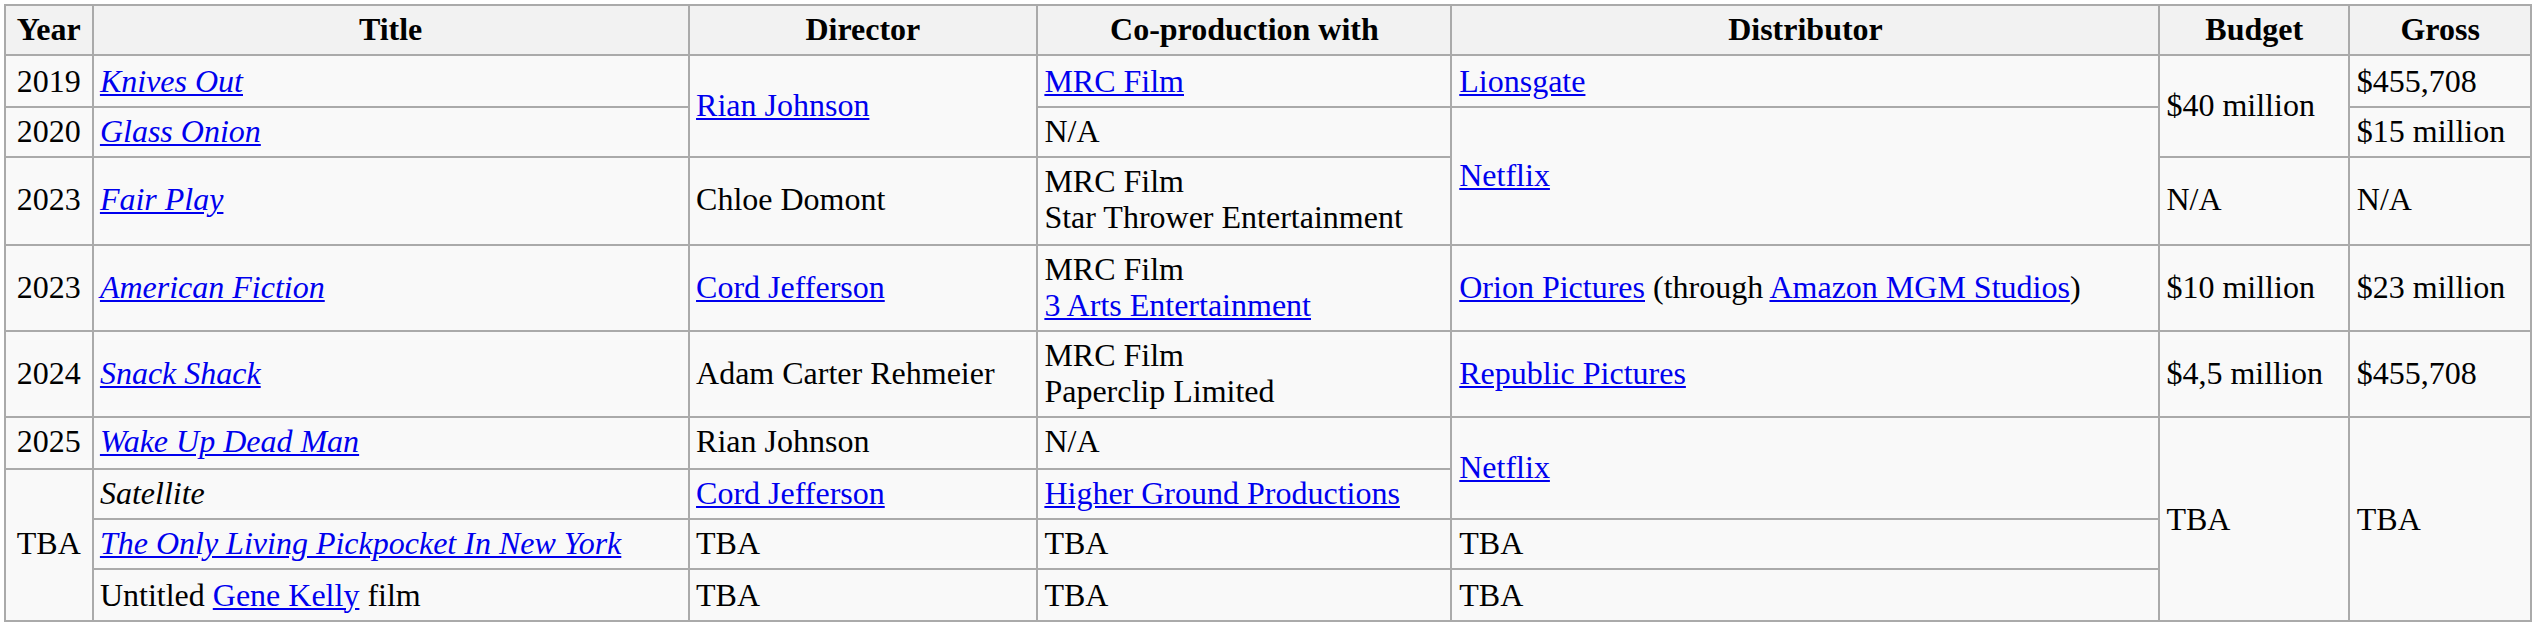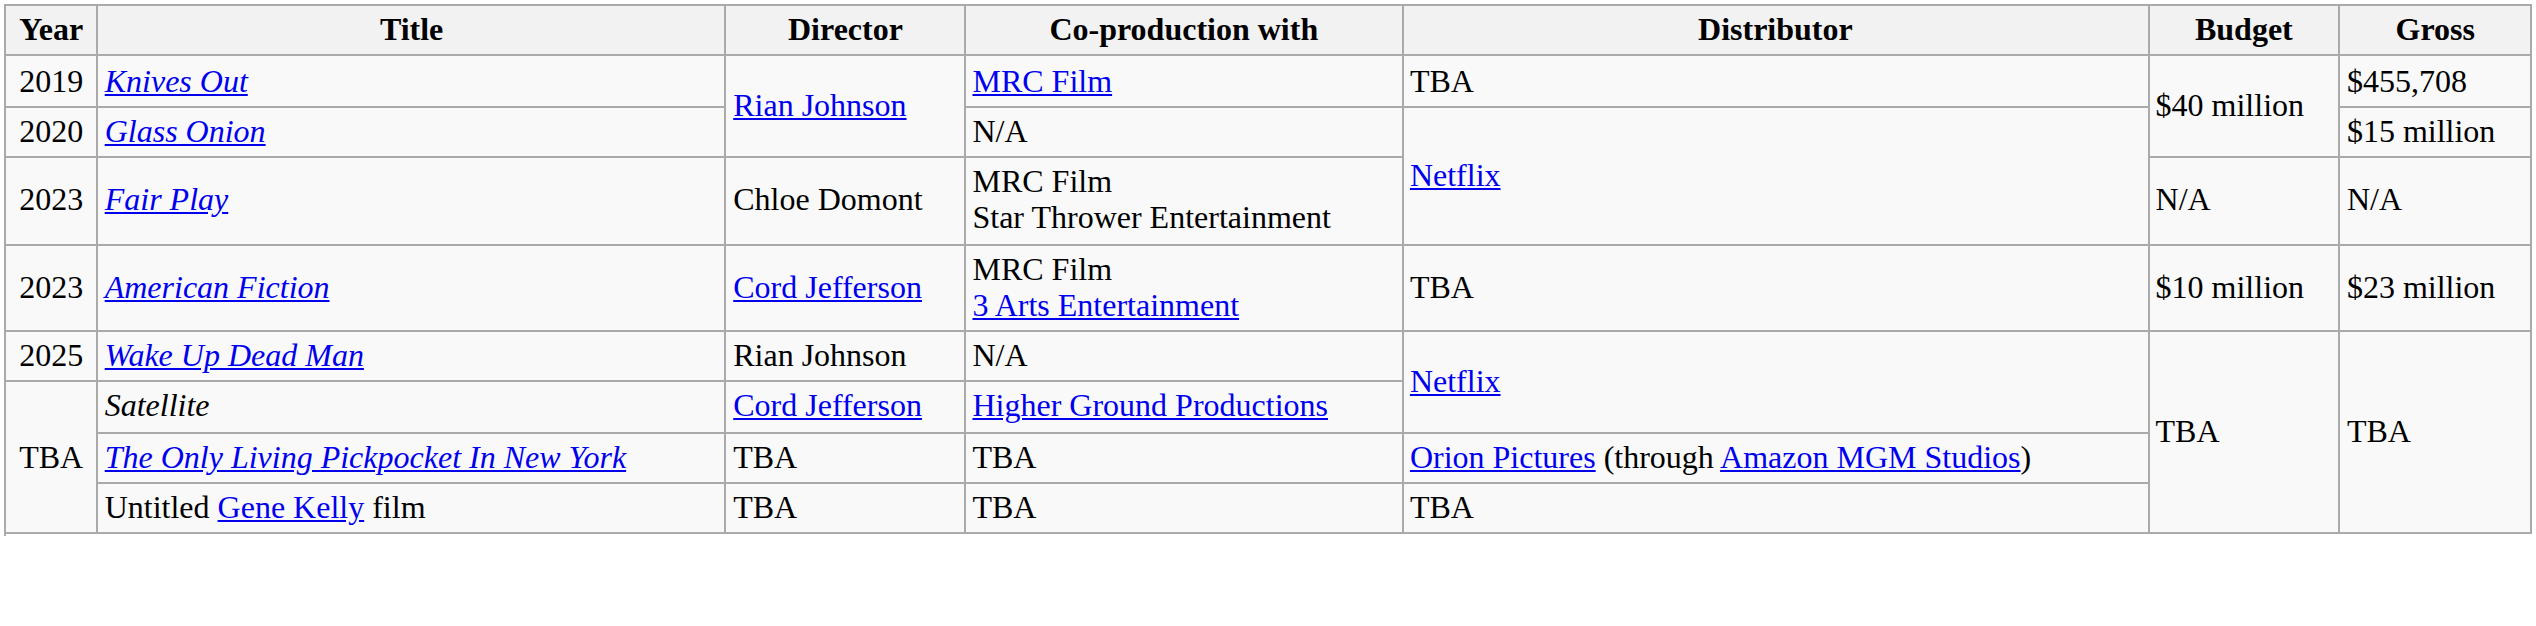(1522, 80) Lionsgate -> (1442, 80) TBA
(1770, 286) Orion Pictures (through Amazon MGM Studios) -> (1442, 286) TBA
- row: (180, 373)
(1491, 543) TBA -> (1721, 457) Orion Pictures (through Amazon MGM Studios)
